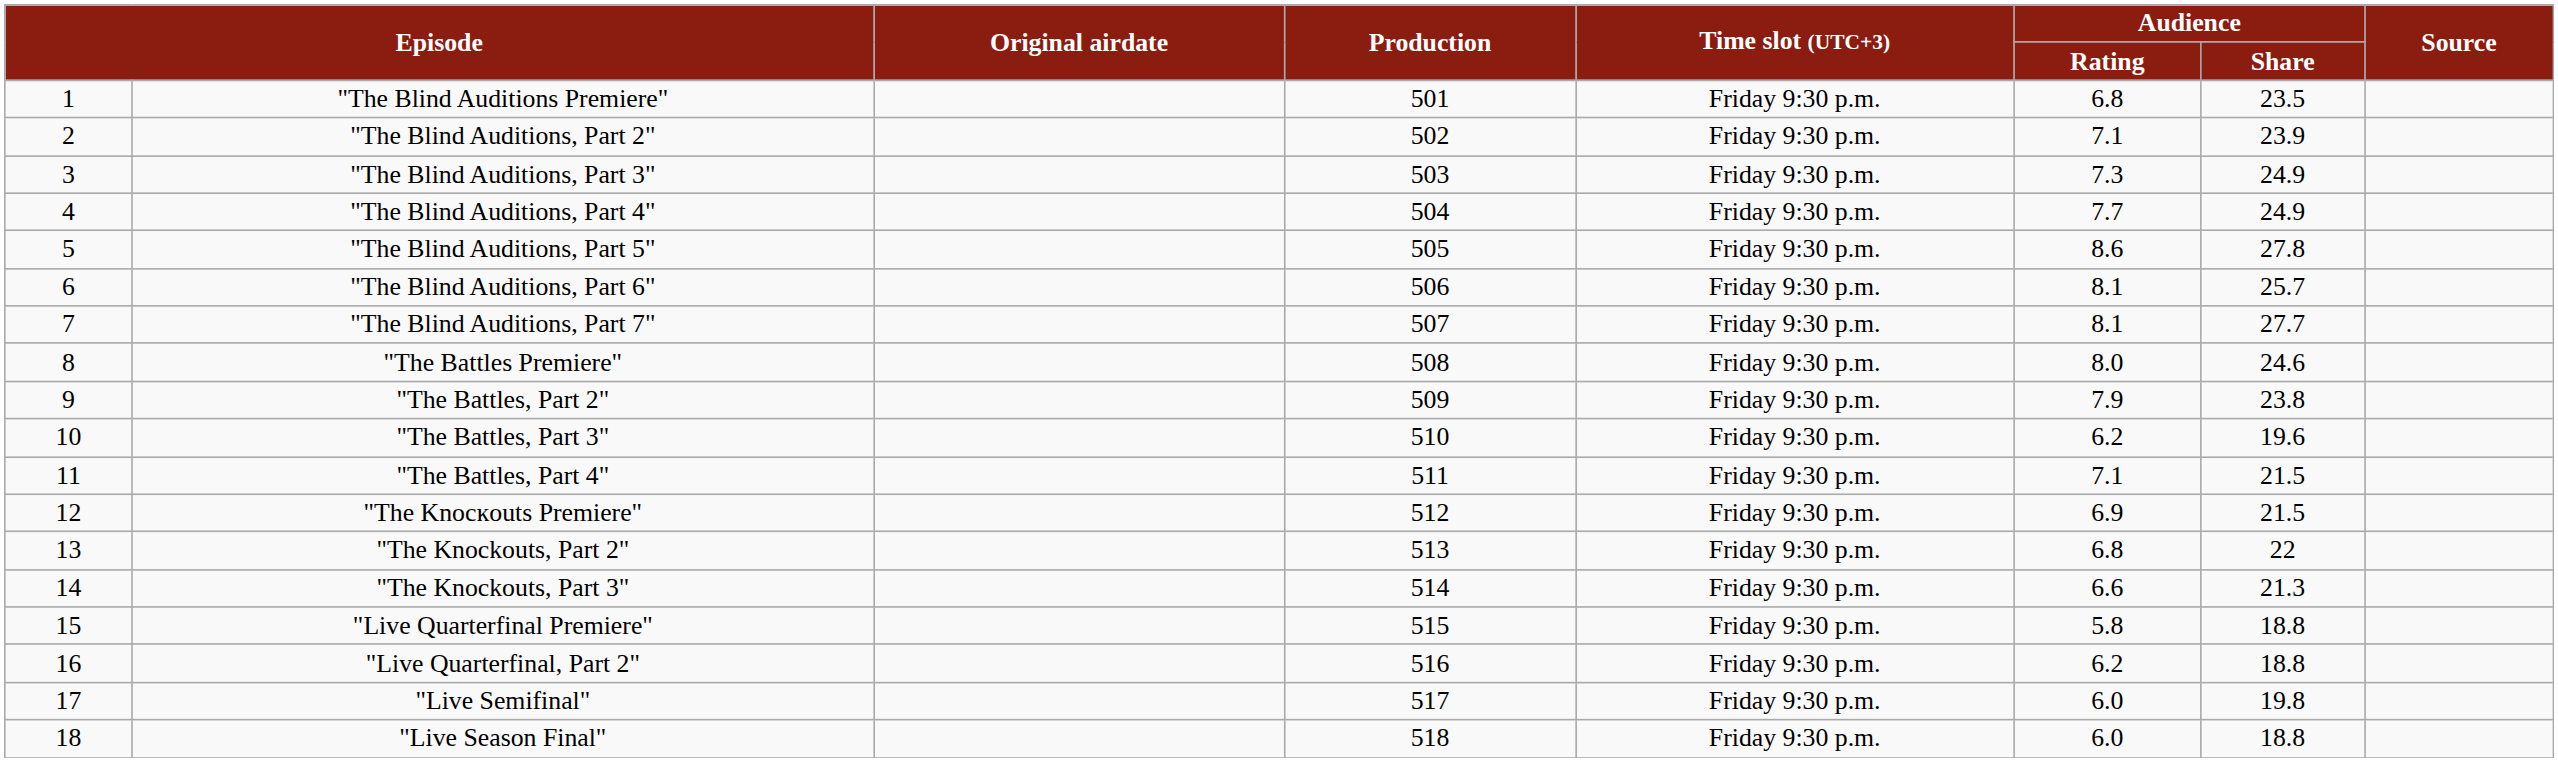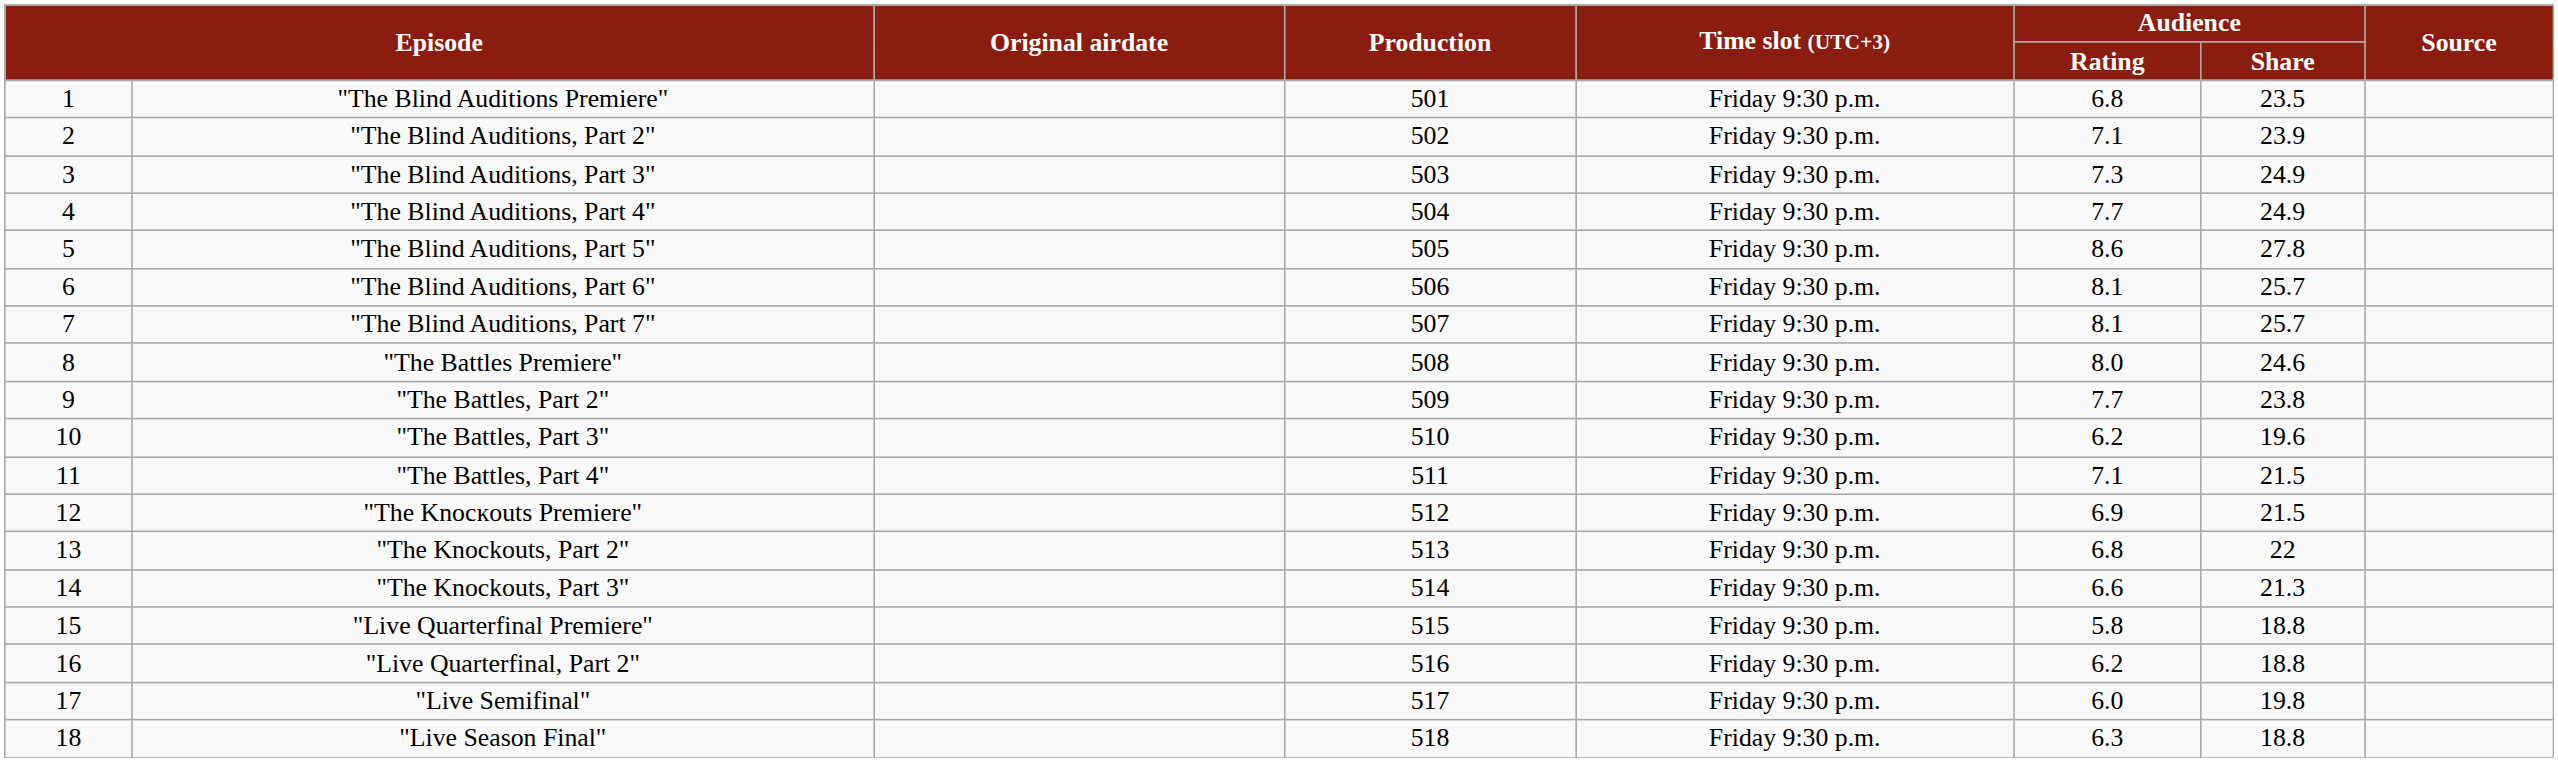(2283, 324) 27.7 -> (2283, 324) 25.7
(2107, 399) 7.9 -> (2107, 399) 7.7
(2107, 738) 6.0 -> (2107, 738) 6.3
